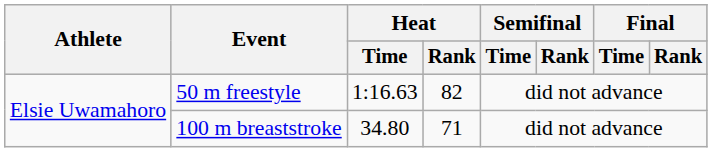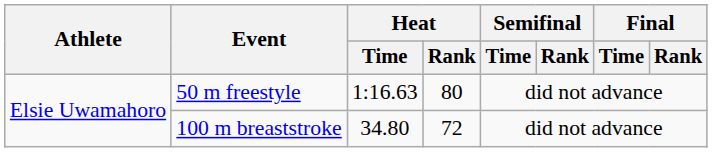(452, 92) 82 -> (452, 92) 80
(452, 128) 71 -> (452, 128) 72
